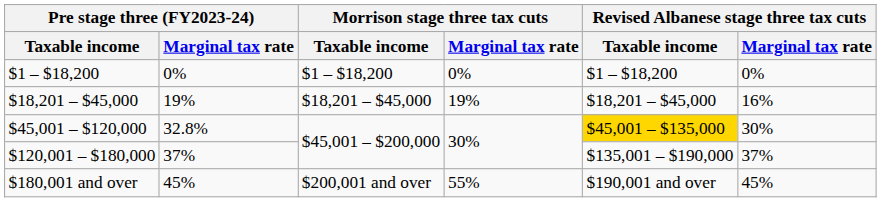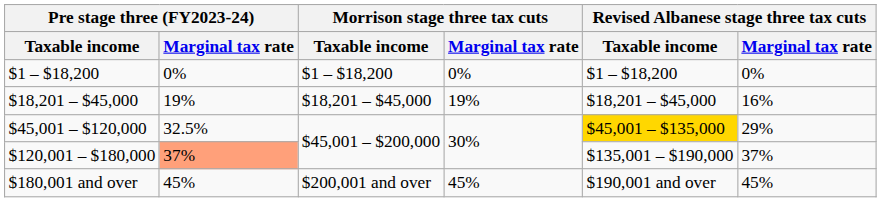(186, 127) 32.8% -> (186, 127) 32.5%
(757, 127) 30% -> (757, 127) 29%
(179, 155) no background -> (179, 155) lightsalmon background
(464, 182) 55% -> (464, 182) 45%
